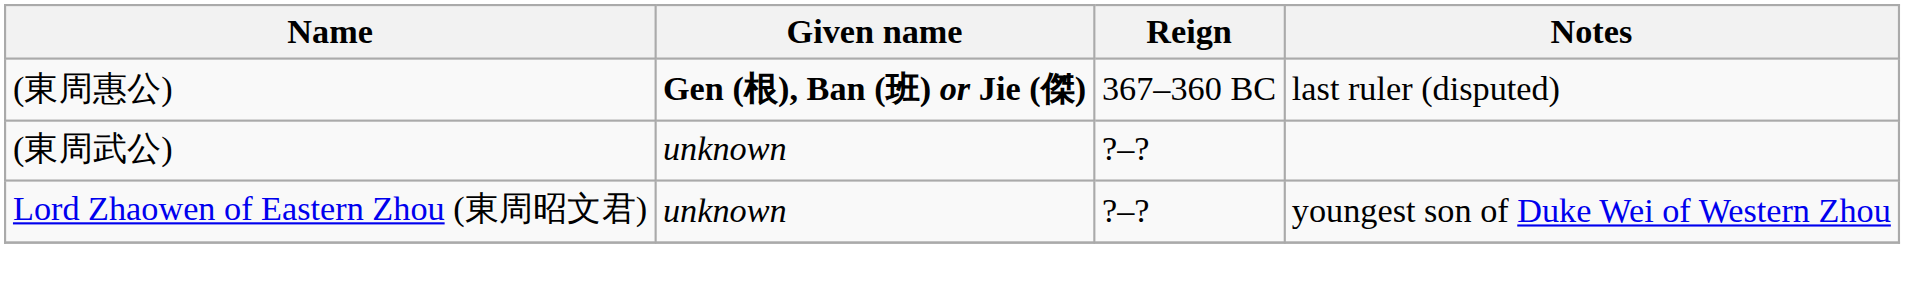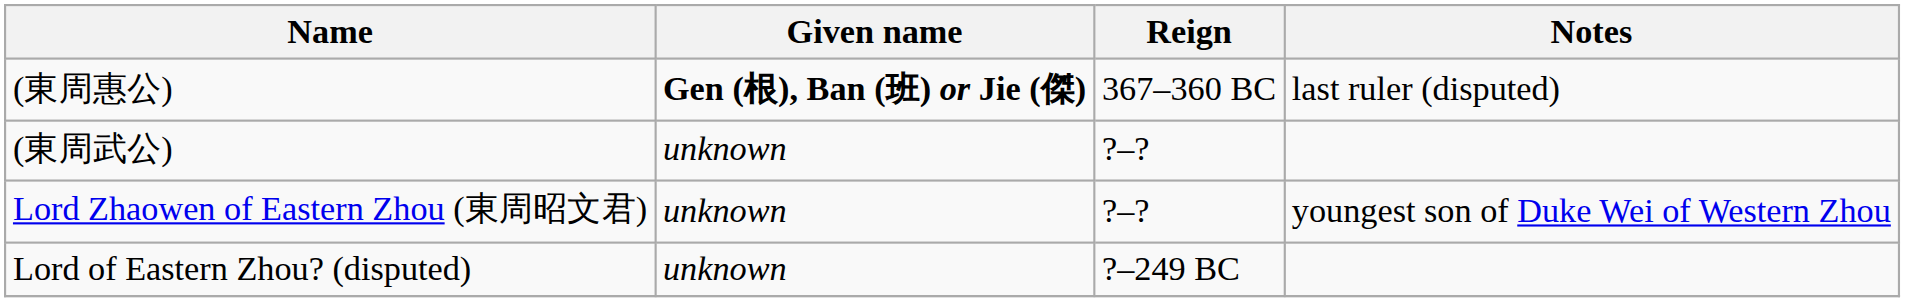+ row: (242, 268)
